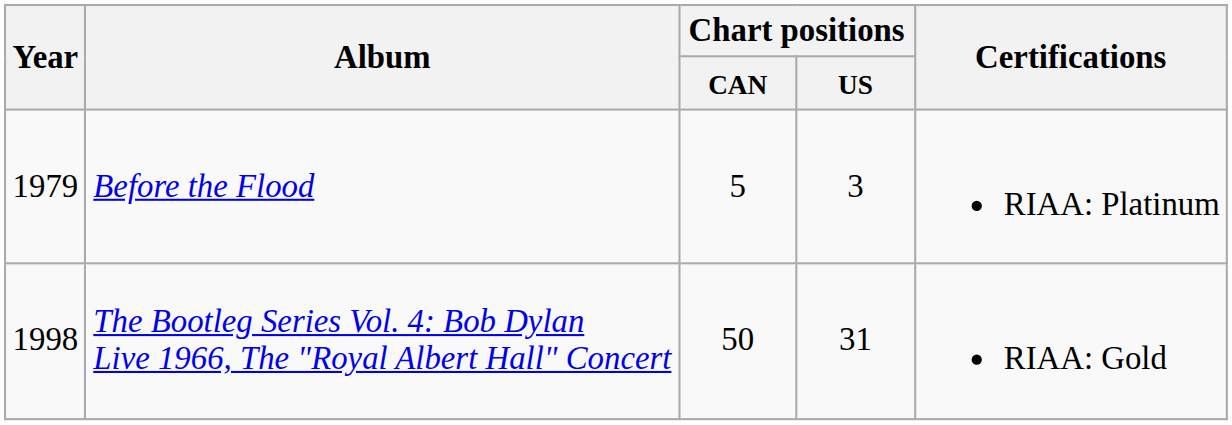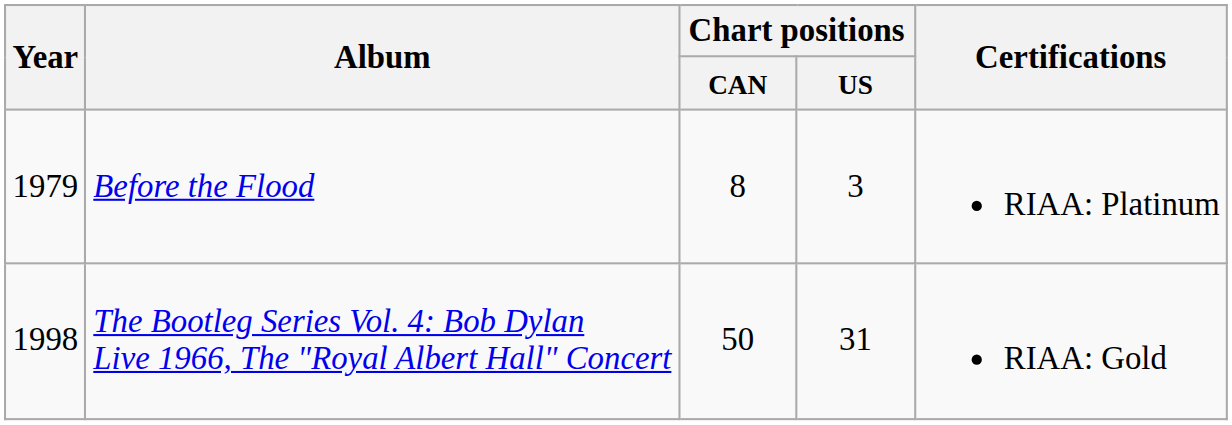(738, 185) 5 -> (738, 185) 8
